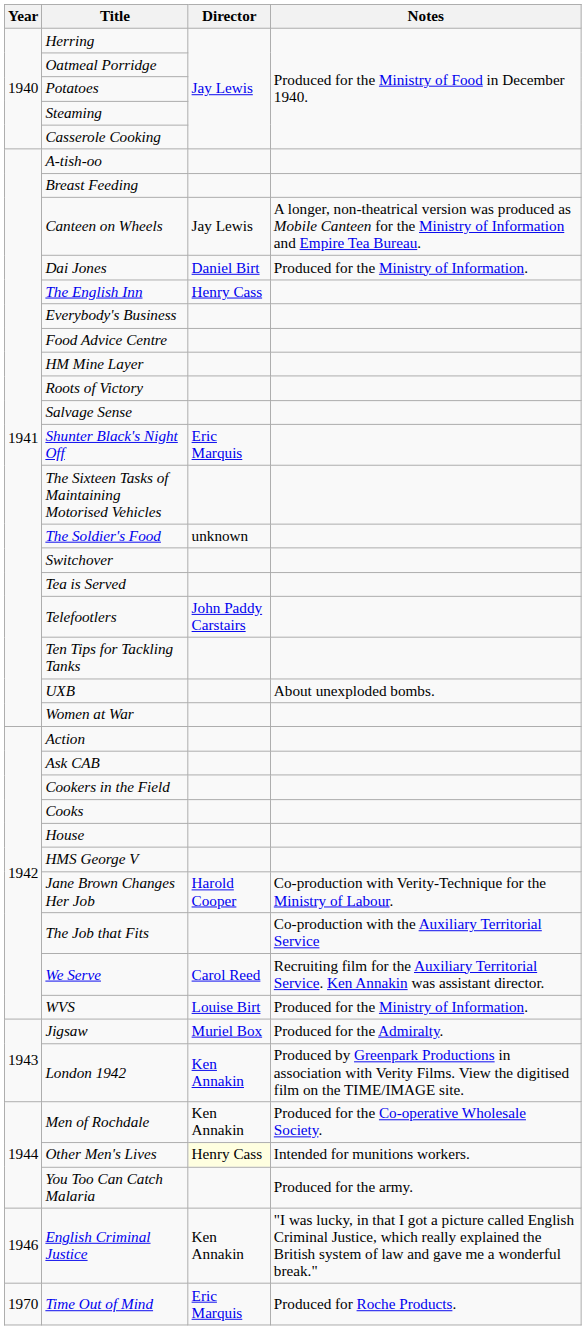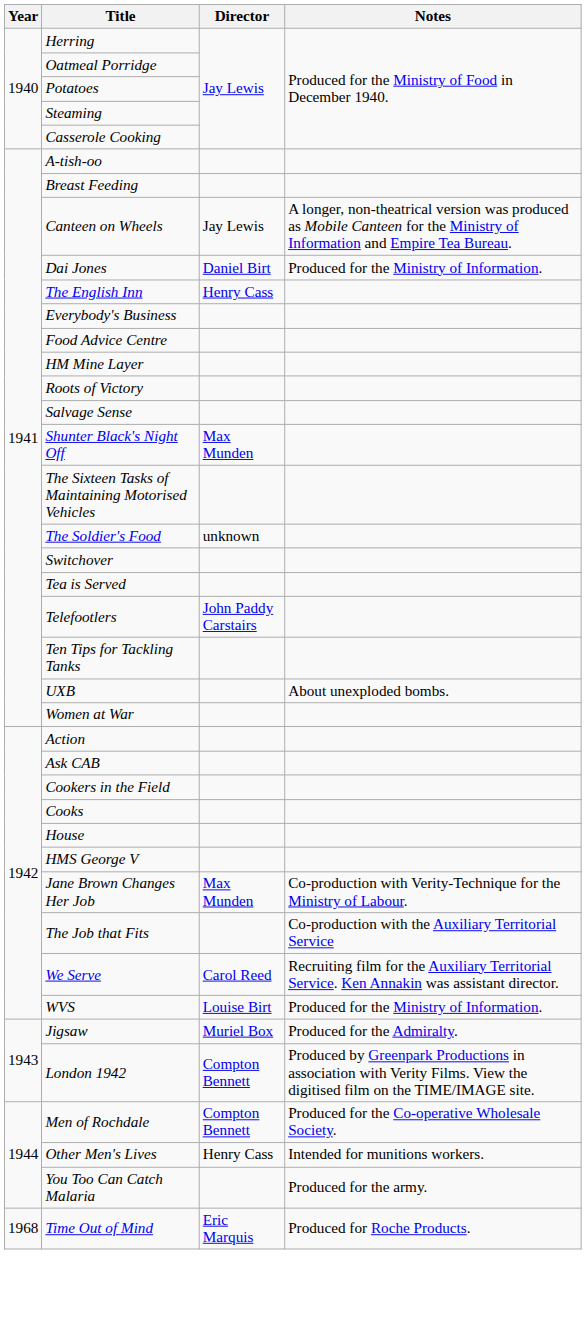(217, 445) Eric Marquis -> (228, 445) Max Munden
(214, 892) Harold Cooper -> (228, 892) Max Munden
(218, 1072) Ken Annakin -> (231, 1072) Compton Bennett
(218, 1122) Ken Annakin -> (231, 1122) Compton Bennett
(227, 1154) lightyellow background -> (238, 1154) no background
- row: (98, 1245)
(23, 1304) 1970 -> (23, 1228) 1968
